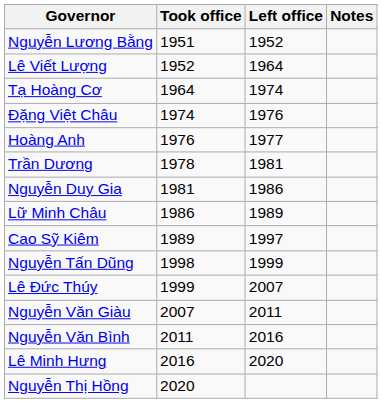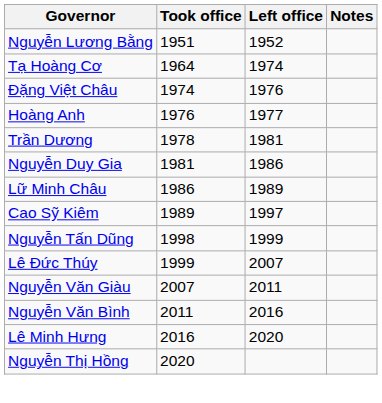- row: (57, 66)
